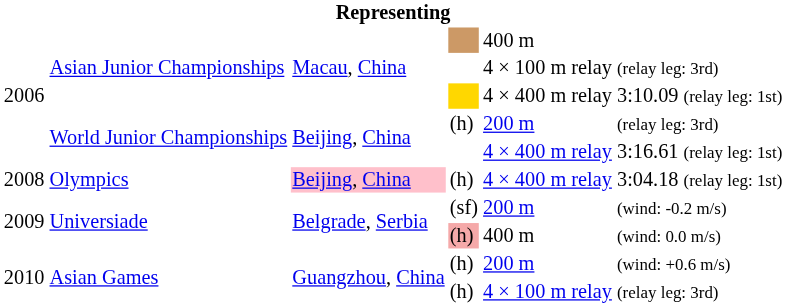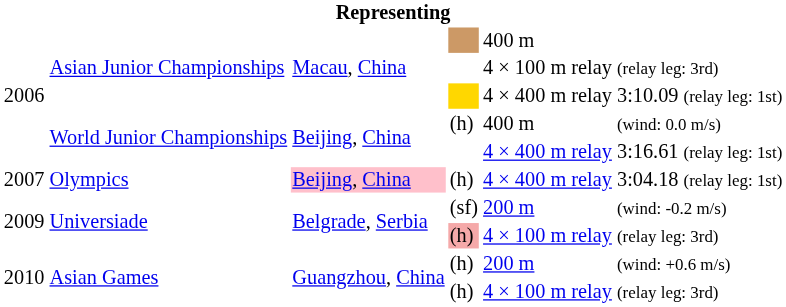(509, 123) 200 m -> (509, 123) 400 m
(668, 125) (relay leg: 3rd) -> (669, 125) (wind: 0.0 m/s)
(24, 179) 2008 -> (24, 179) 2007
(509, 235) 400 m -> (547, 235) 4 × 100 m relay
(669, 236) (wind: 0.0 m/s) -> (668, 236) (relay leg: 3rd)
